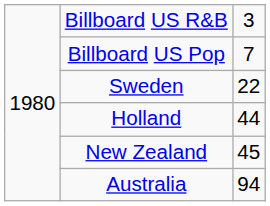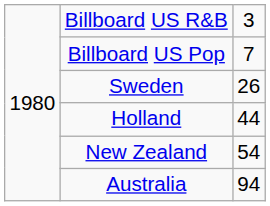(249, 86) 22 -> (249, 86) 26
(249, 151) 45 -> (249, 151) 54
